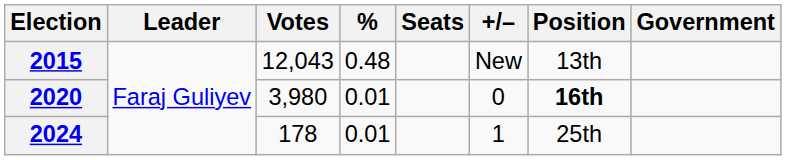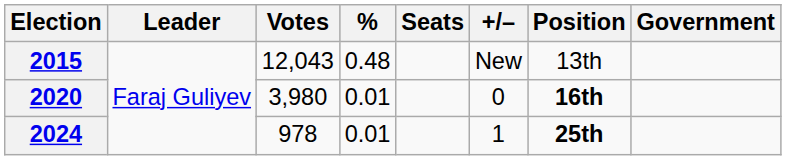(298, 135) 178 -> (298, 135) 978
(579, 135) normal -> (579, 135) bold
